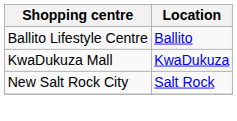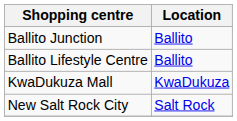+ row: (55, 37)
